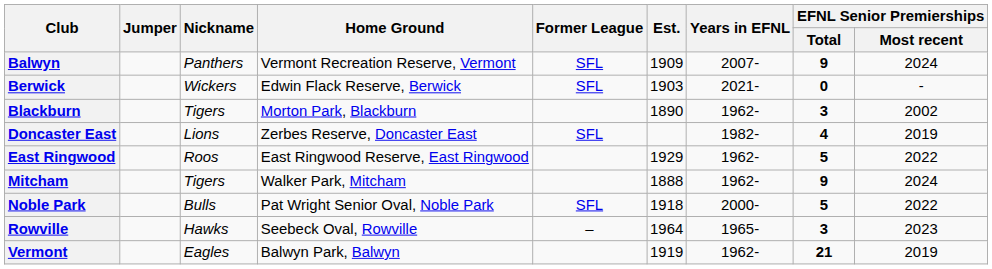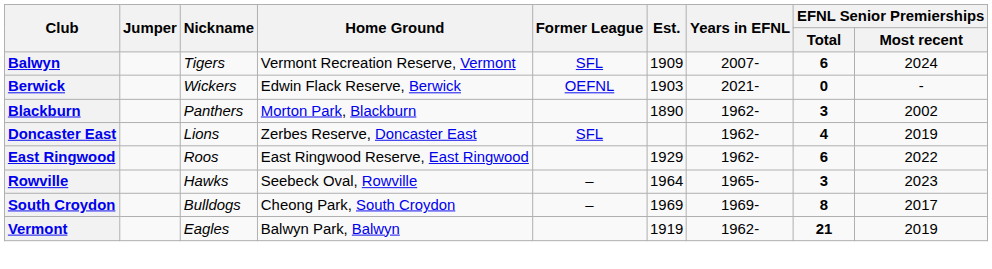(213, 63) Panthers -> (204, 63) Tigers
(824, 63) 9 -> (824, 63) 6
(589, 87) SFL -> (589, 87) OEFNL
(204, 110) Tigers -> (213, 110) Panthers
(740, 134) 1982- -> (740, 134) 1962-
(824, 157) 5 -> (824, 157) 6
- row: (38, 181)
- row: (47, 205)
+ row: (62, 205)
